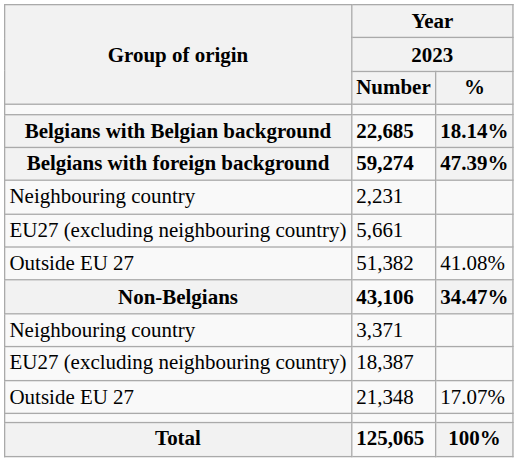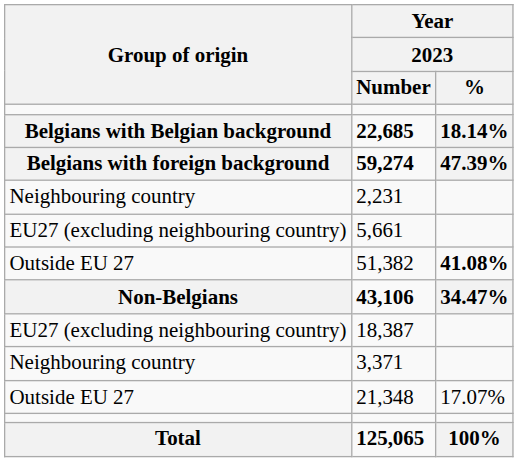(473, 263) normal -> (474, 263) bold
rows swapped: (102, 329) <-> (178, 363)
